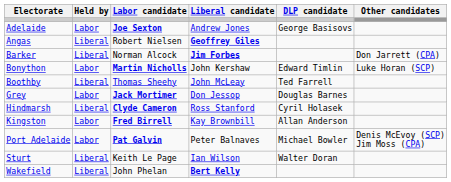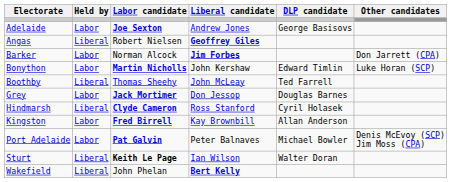(92, 55) Liberal -> (87, 55) Labor
(145, 158) normal -> (145, 158) bold
